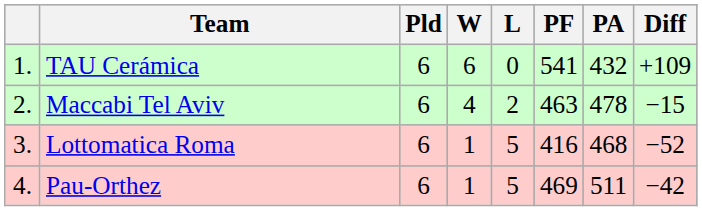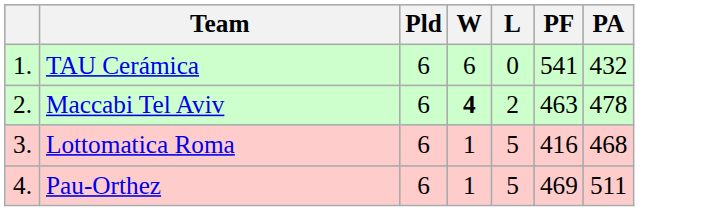- column: (665, 24)
(469, 104) normal -> (469, 104) bold
